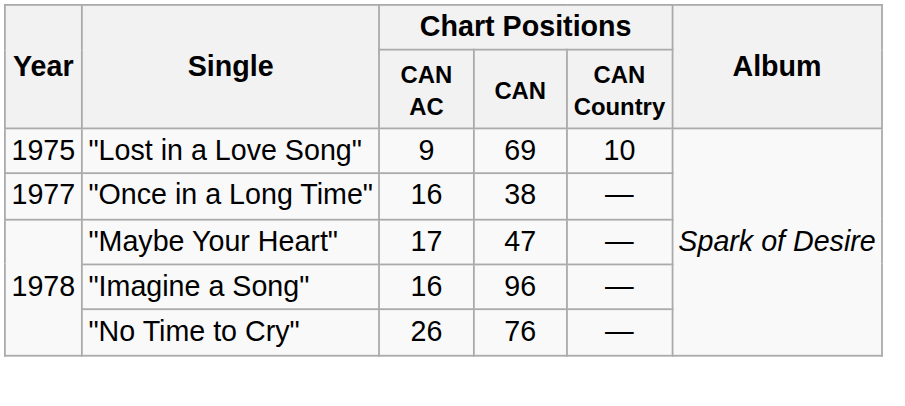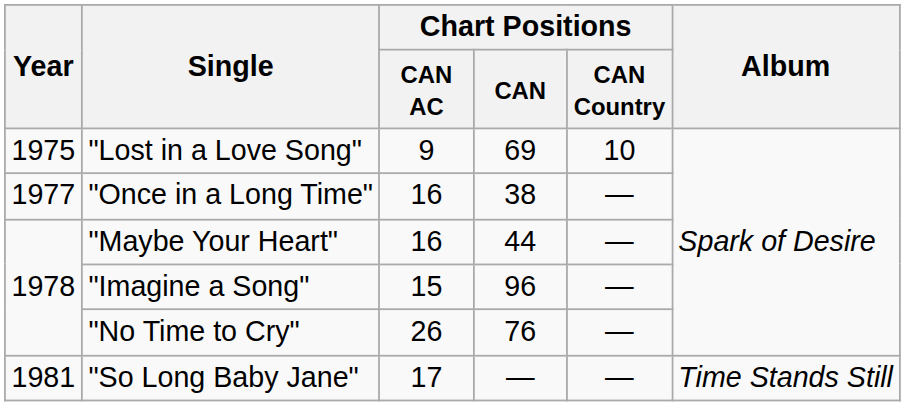(426, 241) 17 -> (426, 241) 16
(520, 241) 47 -> (520, 241) 44
(426, 286) 16 -> (426, 286) 15
+ row: (224, 377)
